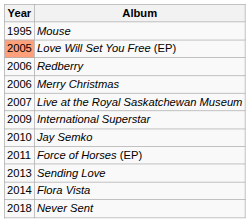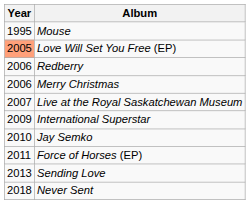- row: (64, 191)
